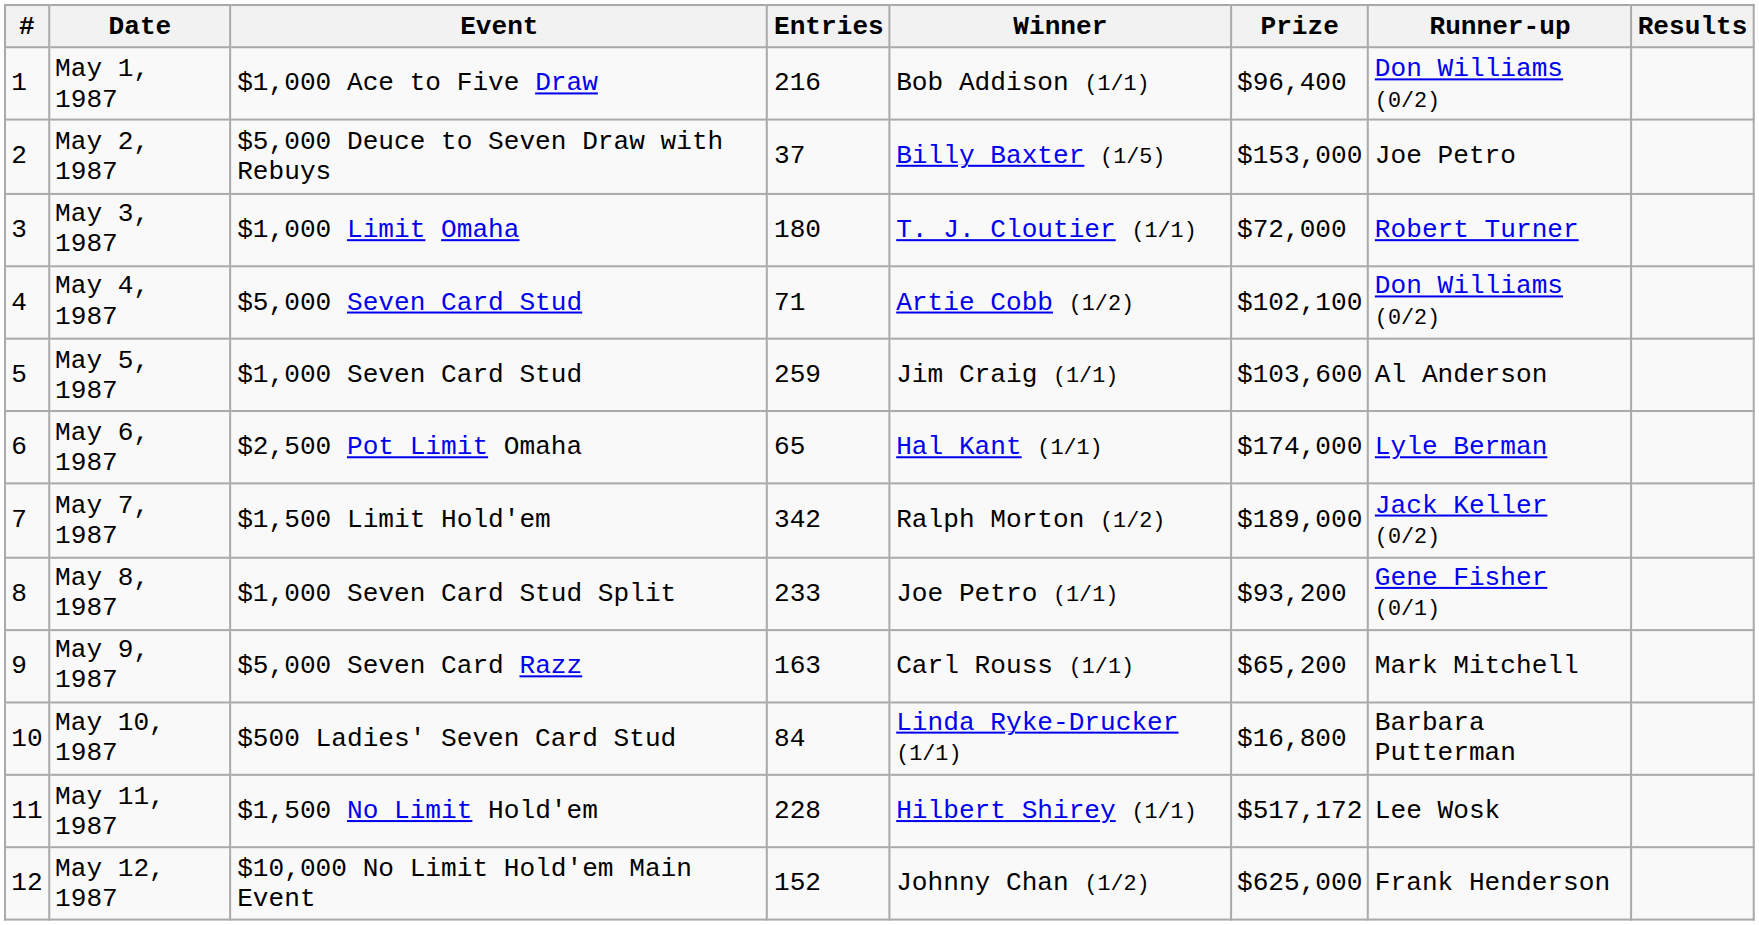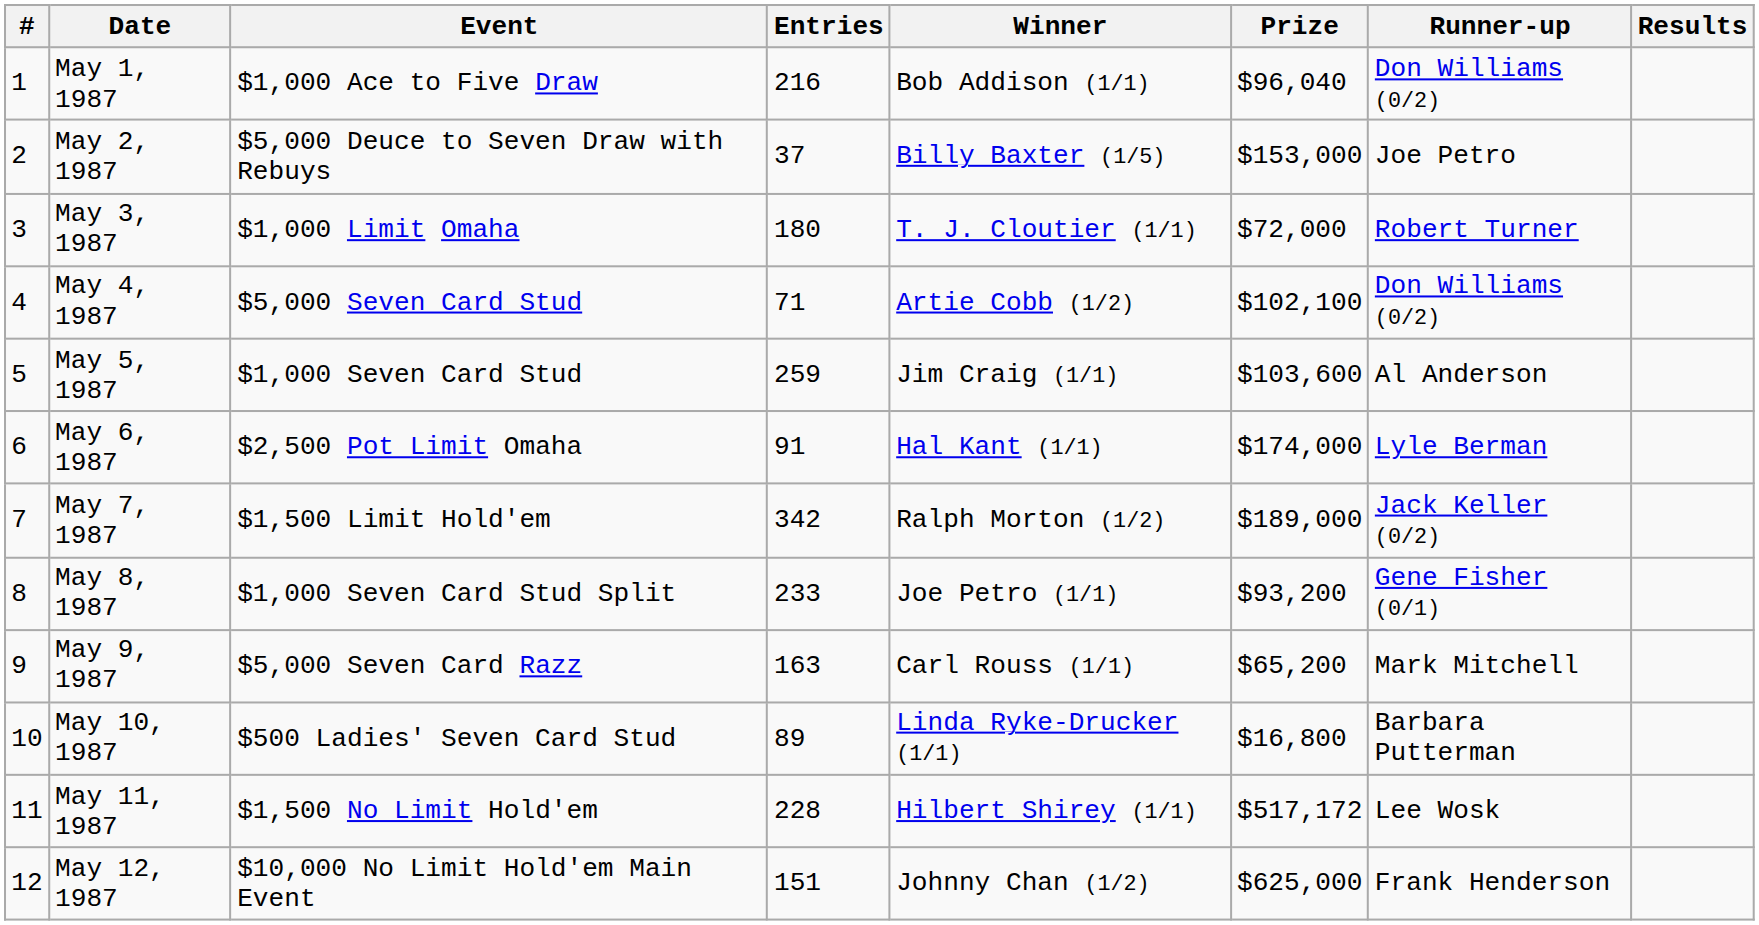(1292, 84) $96,400 -> (1292, 84) $96,040
(790, 448) 65 -> (790, 448) 91
(790, 739) 84 -> (790, 739) 89
(798, 884) 152 -> (798, 884) 151
